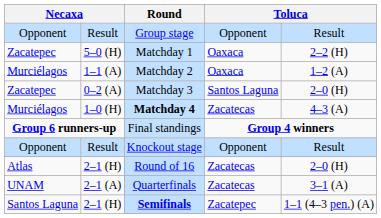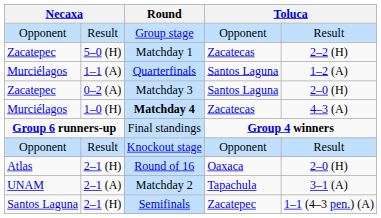(225, 52) Oaxaca -> (231, 52) Zacatecas
(164, 71) Matchday 2 -> (164, 71) Quarterfinals
(225, 71) Oaxaca -> (243, 71) Santos Laguna
(231, 166) Zacatecas -> (225, 166) Oaxaca
(164, 185) Quarterfinals -> (164, 185) Matchday 2
(231, 185) Zacatecas -> (232, 185) Tapachula
(164, 204) bold -> (164, 204) normal
